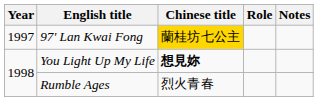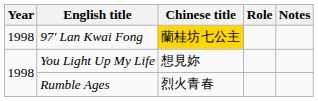(21, 37) 1997 -> (21, 37) 1998
(181, 60) bold -> (181, 60) normal
